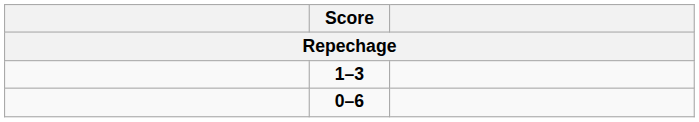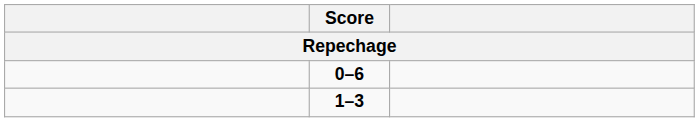rows swapped: (349, 74) <-> (349, 102)
